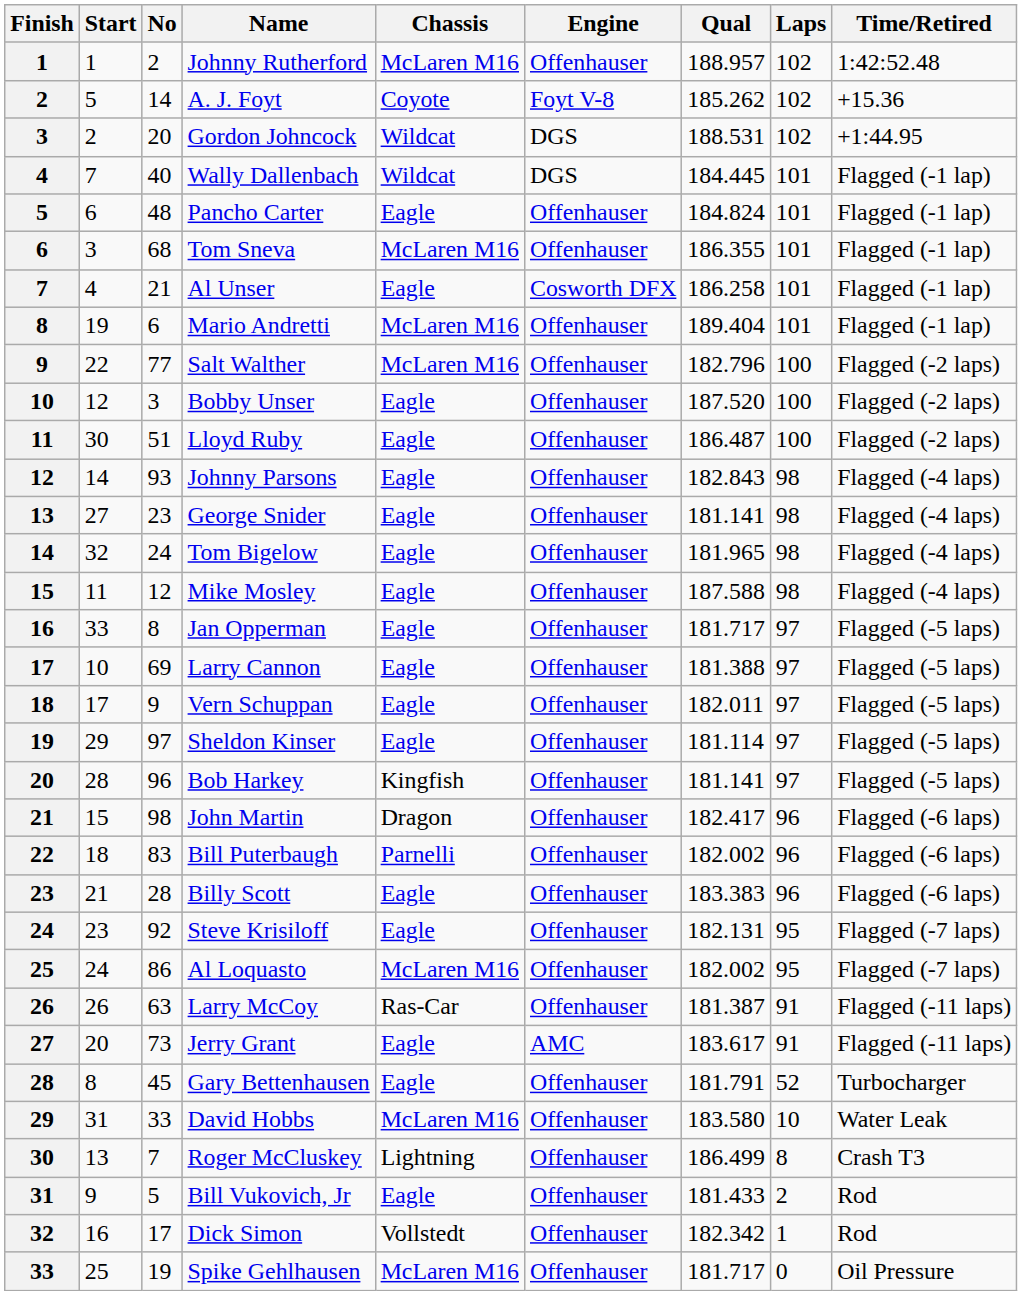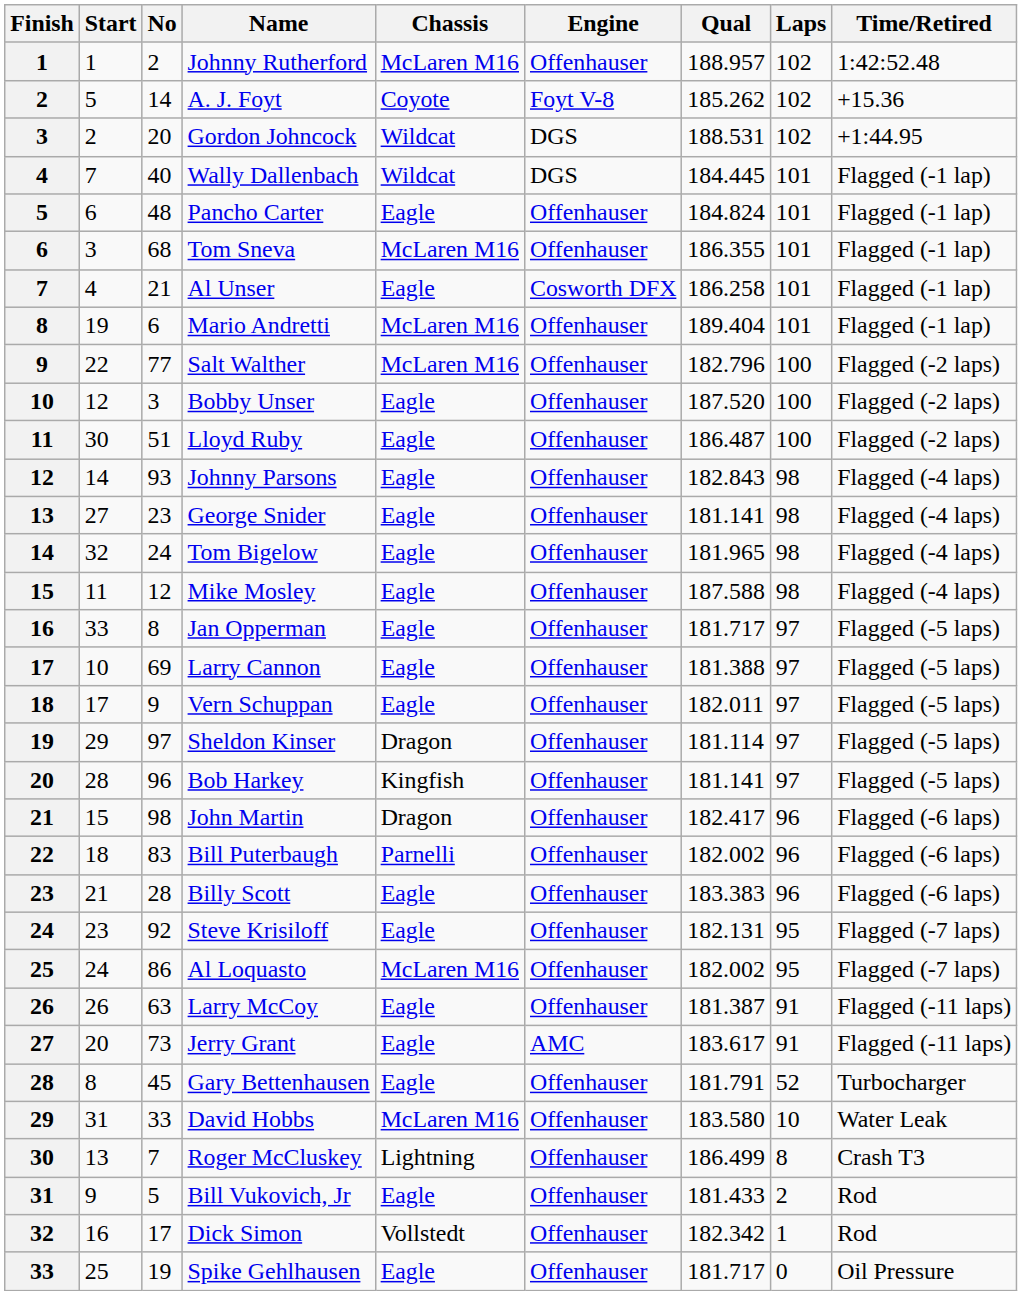(408, 741) Eagle -> (416, 741) Dragon
(420, 1006) Ras-Car -> (408, 1006) Eagle
(450, 1271) McLaren M16 -> (408, 1271) Eagle
